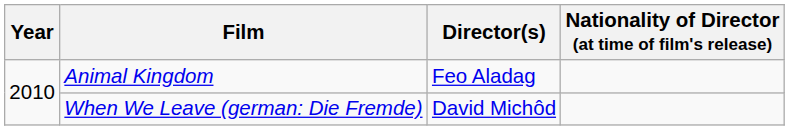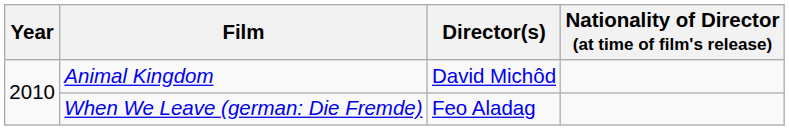(484, 76) Feo Aladag -> (494, 76) David Michôd
(494, 108) David Michôd -> (484, 108) Feo Aladag
